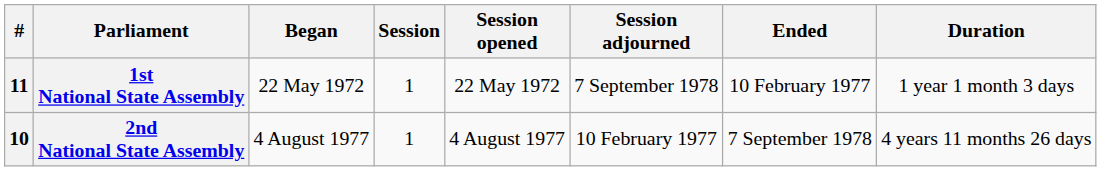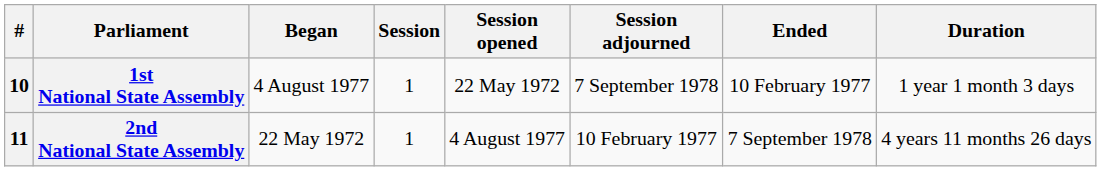(19, 85) 11 -> (19, 85) 10
(311, 85) 22 May 1972 -> (311, 85) 4 August 1977
(19, 138) 10 -> (19, 138) 11
(311, 138) 4 August 1977 -> (311, 138) 22 May 1972
